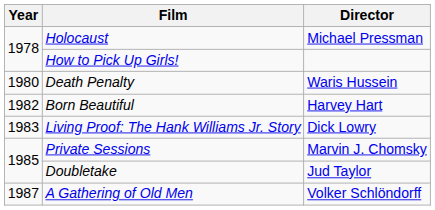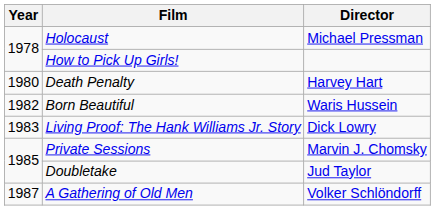(352, 82) Waris Hussein -> (345, 82) Harvey Hart
(345, 104) Harvey Hart -> (352, 104) Waris Hussein
